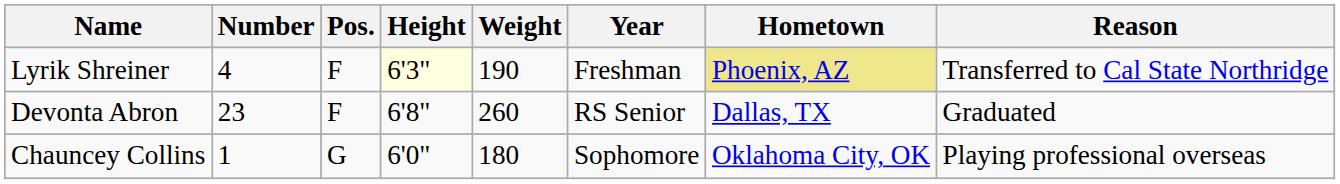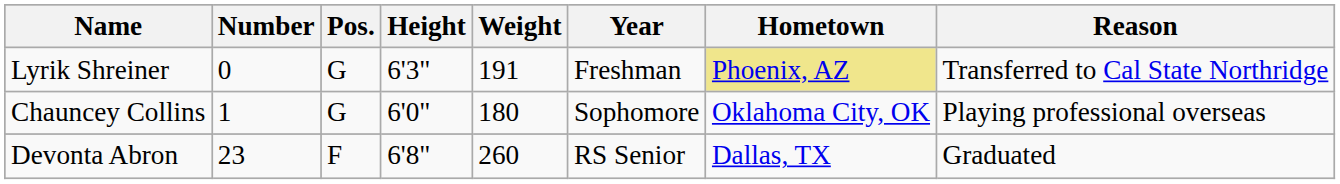(225, 69) 4 -> (225, 69) 0
(335, 69) F -> (337, 69) G
(409, 69) lightyellow background -> (409, 69) no background
(499, 69) 190 -> (499, 69) 191
rows swapped: (108, 155) <-> (95, 112)
